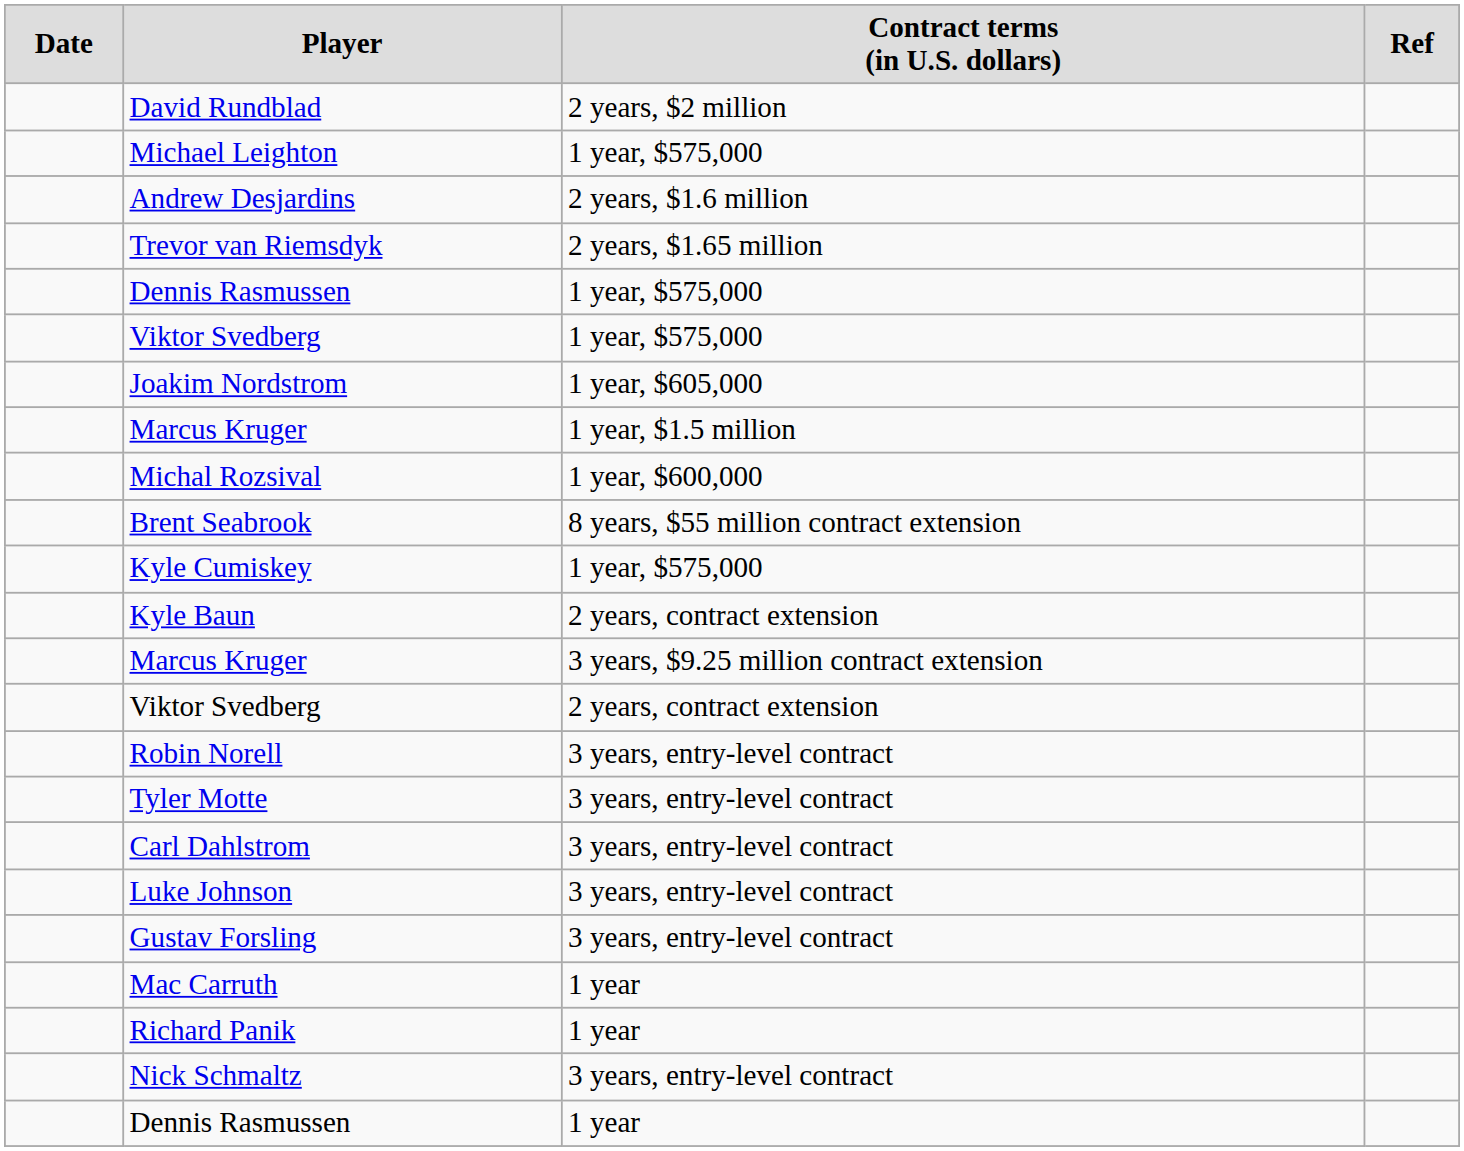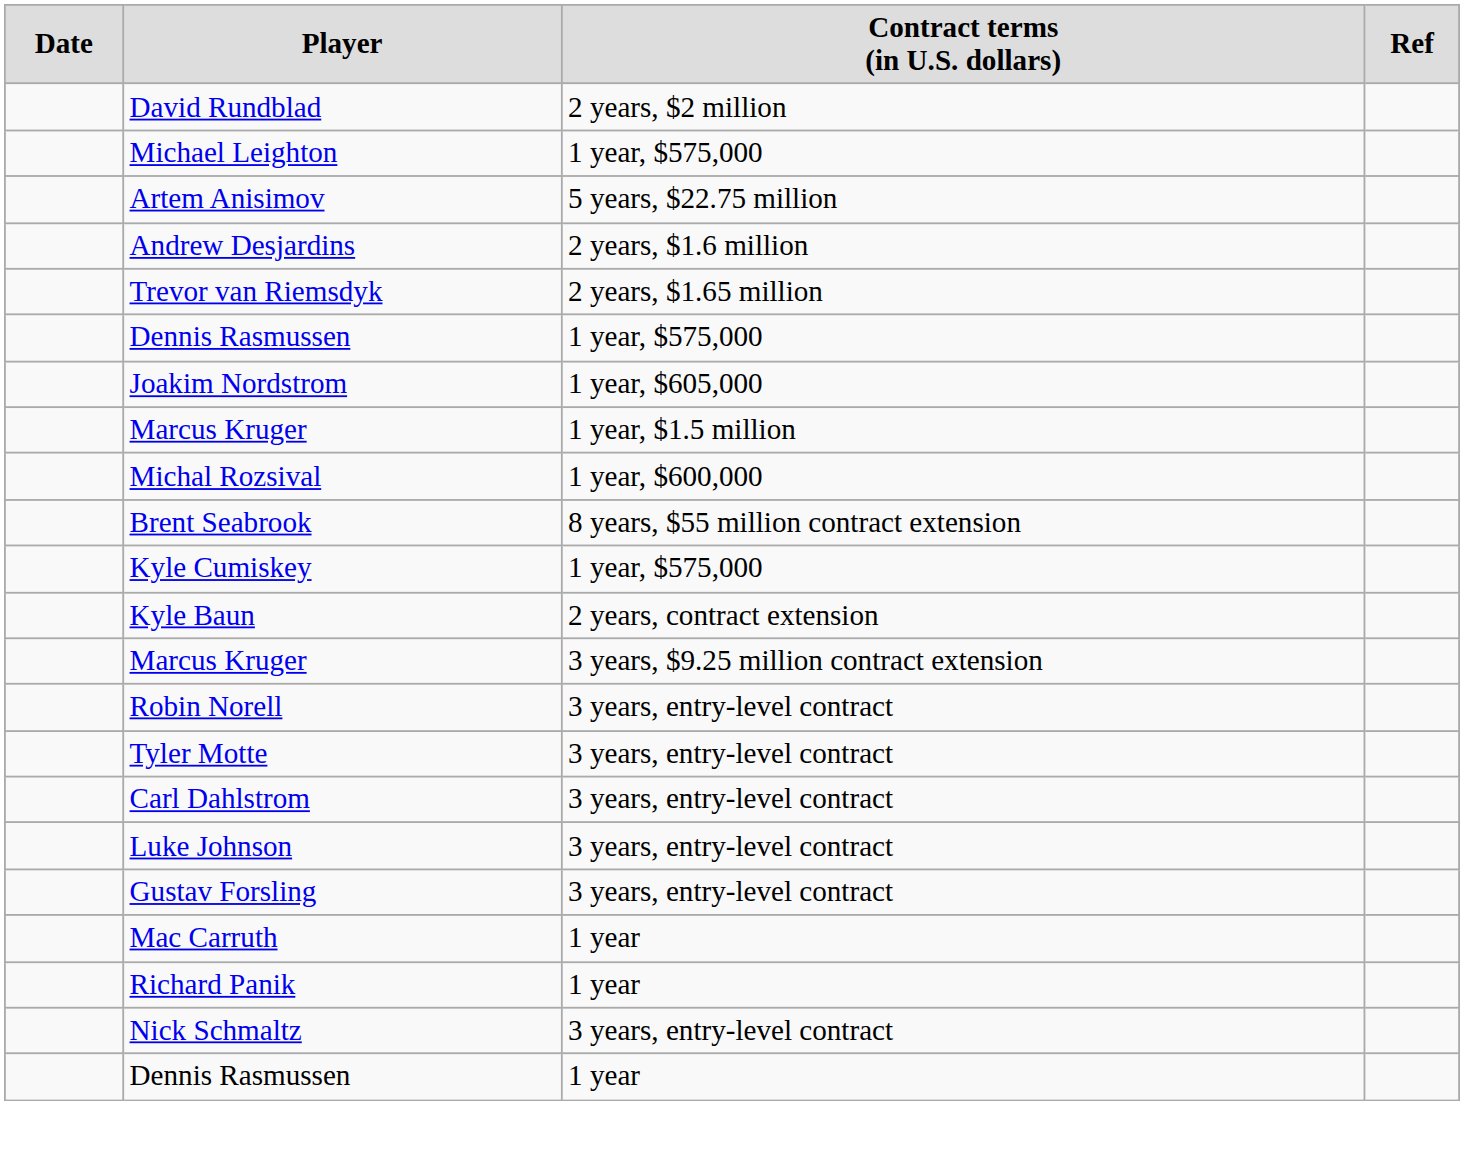+ row: (227, 198)
- row: (225, 337)
- row: (225, 706)
